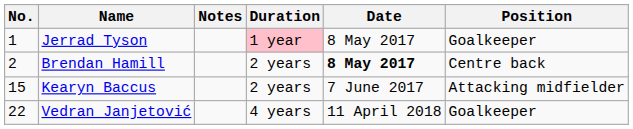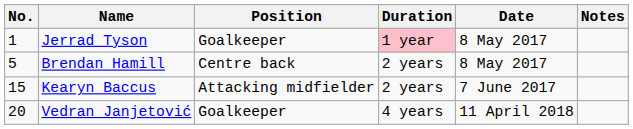columns swapped: (537, 17) <-> (220, 17)
(12, 64) 2 -> (12, 64) 5
(371, 64) bold -> (503, 64) normal
(17, 112) 22 -> (17, 112) 20
